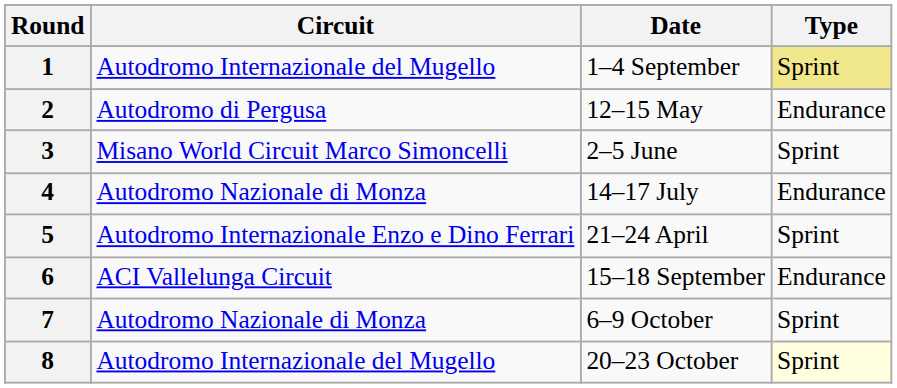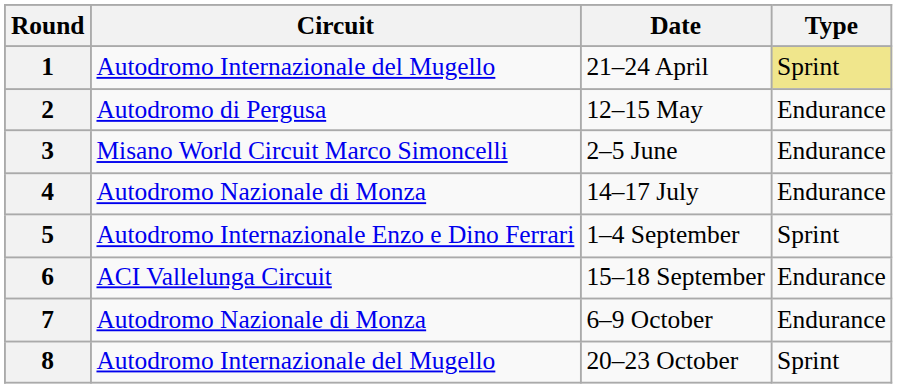(663, 67) 1–4 September -> (647, 67) 21–24 April
(808, 150) Sprint -> (831, 150) Endurance
(647, 234) 21–24 April -> (663, 234) 1–4 September
(808, 318) Sprint -> (831, 318) Endurance
(808, 360) lightyellow background -> (808, 360) no background
